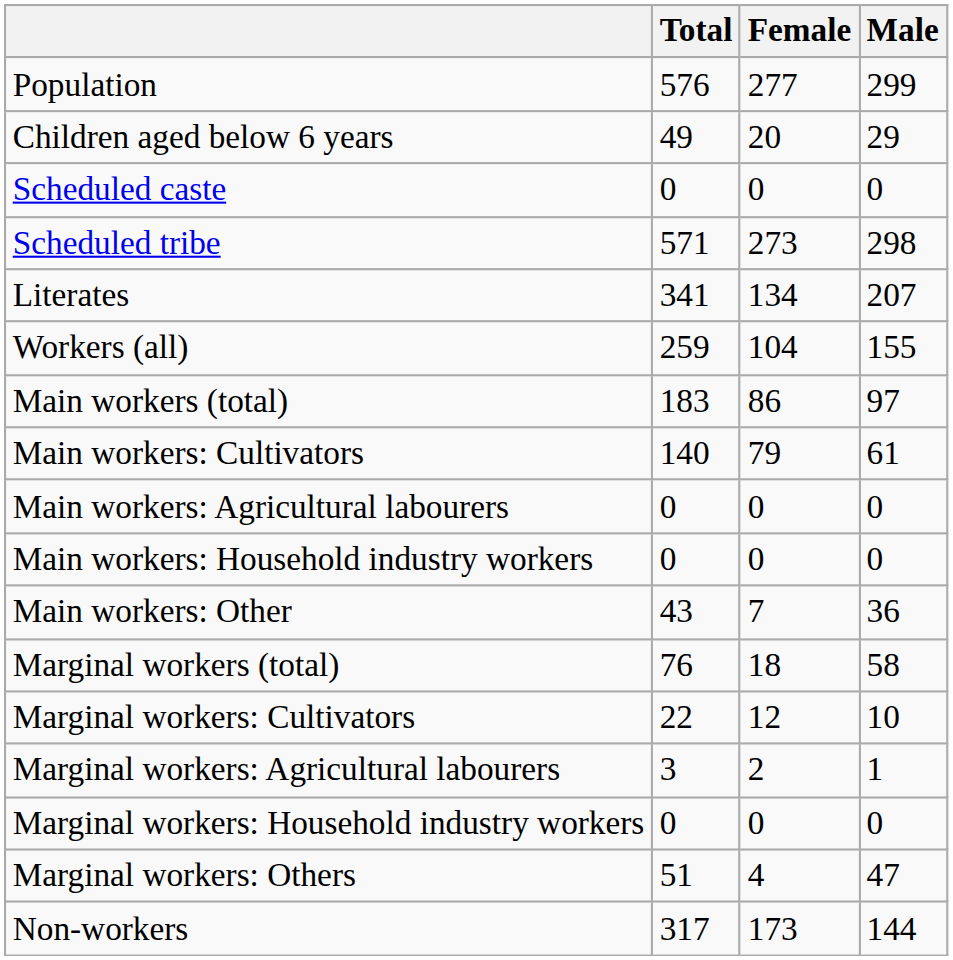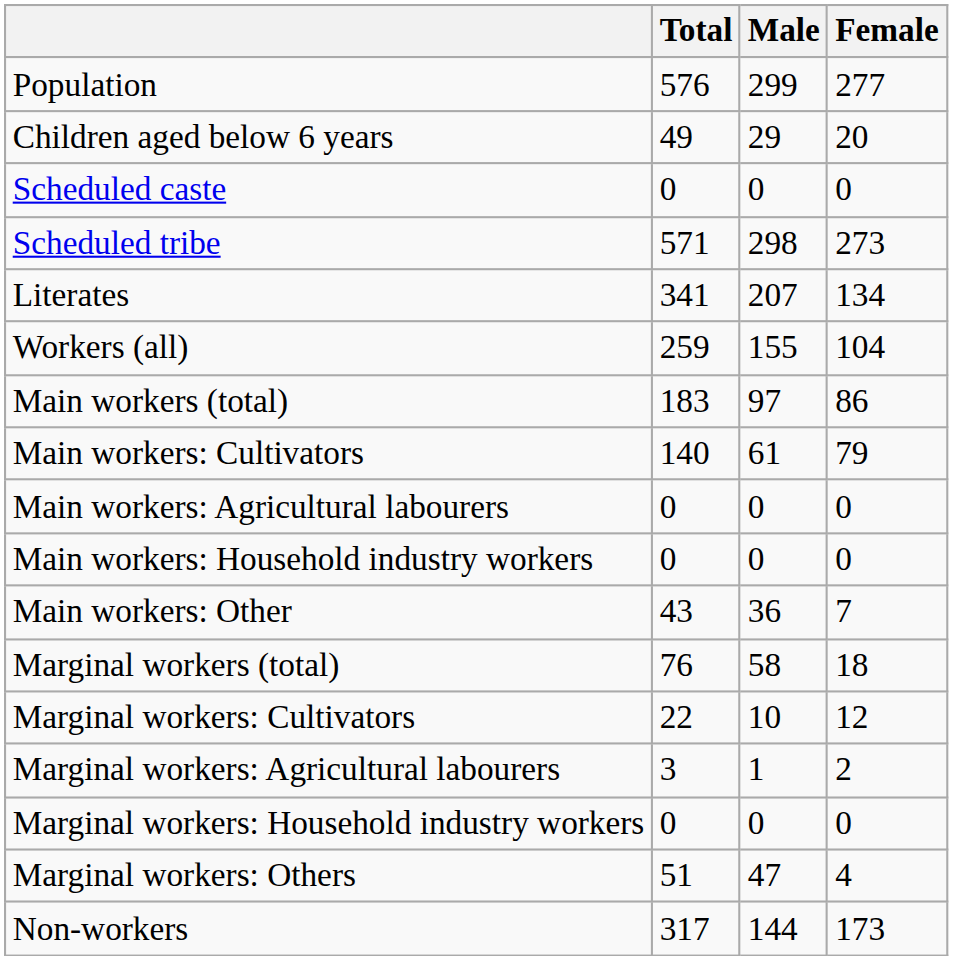columns swapped: (903, 30) <-> (800, 30)
